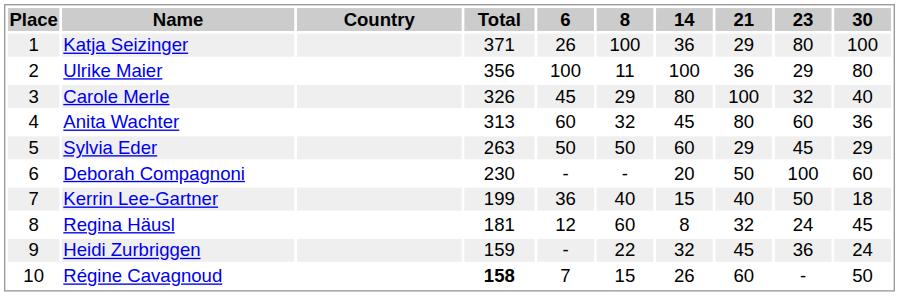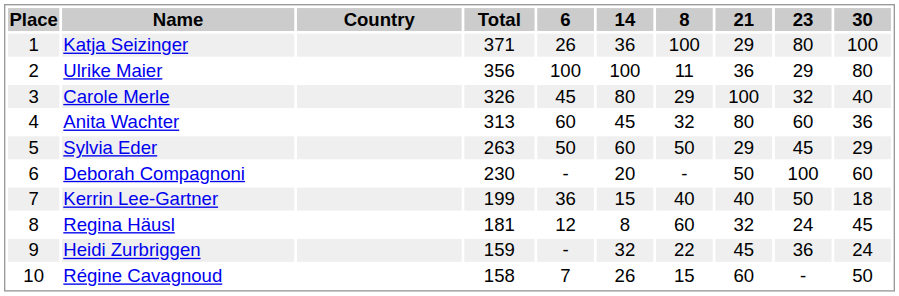columns swapped: (625, 20) <-> (684, 20)
(499, 276) bold -> (499, 276) normal
